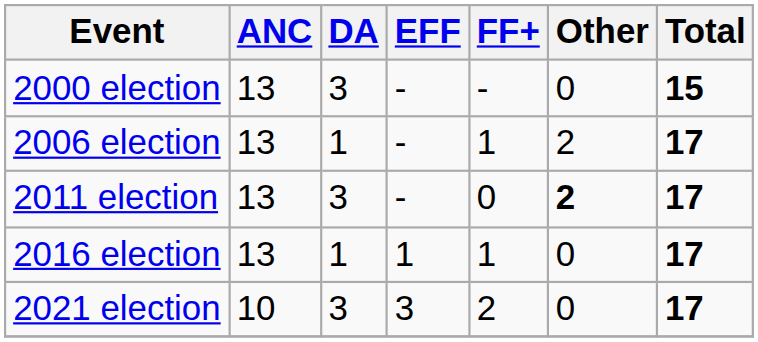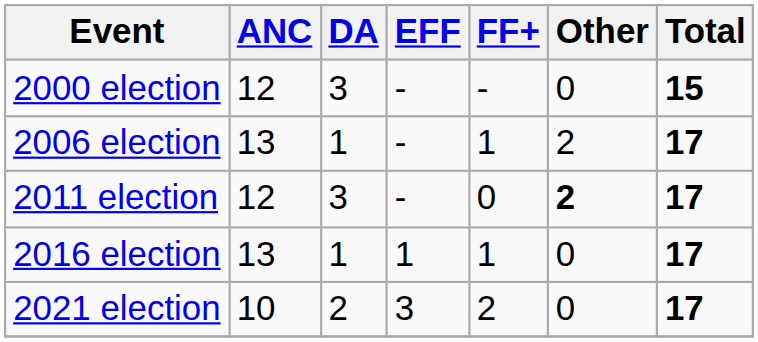(256, 87) 13 -> (256, 87) 12
(256, 198) 13 -> (256, 198) 12
(338, 308) 3 -> (338, 308) 2
